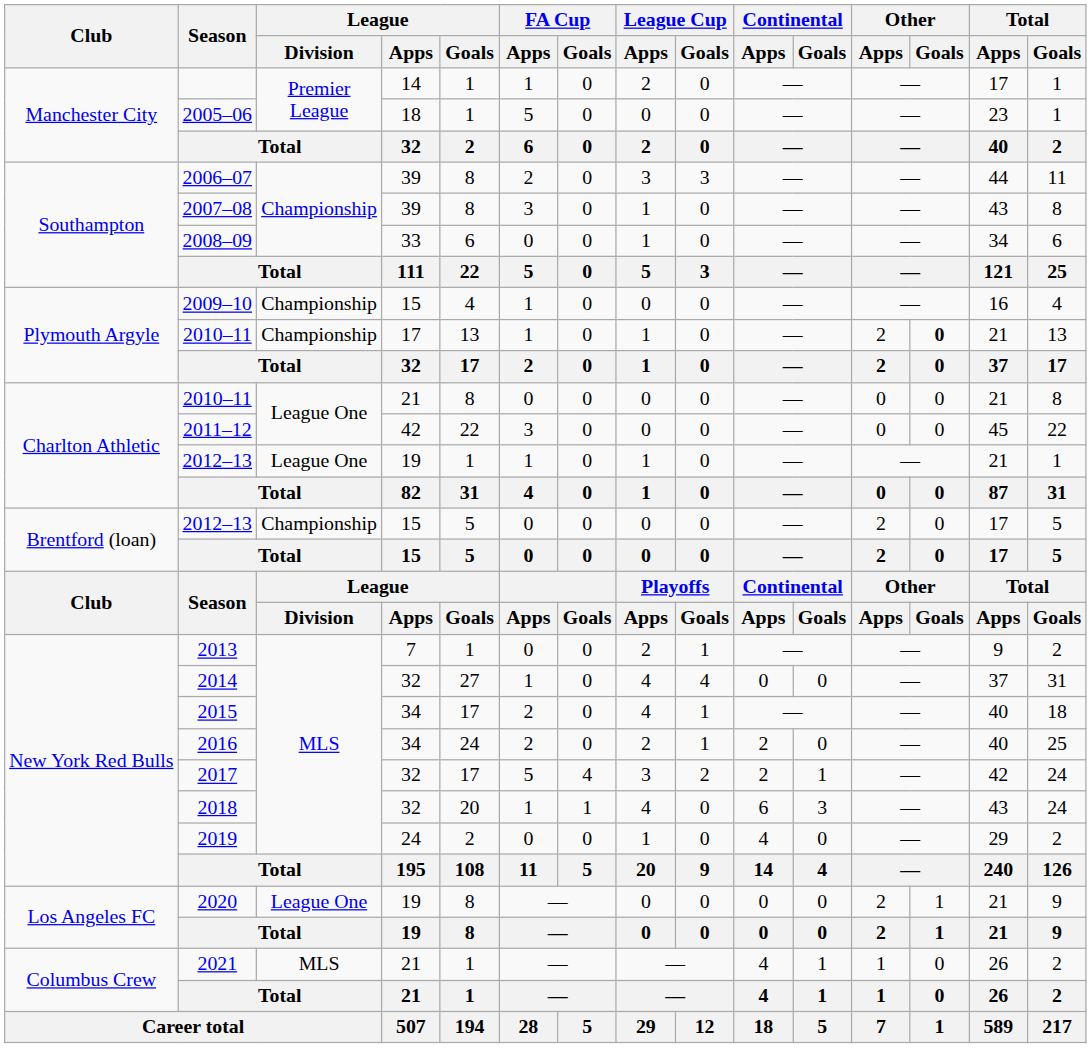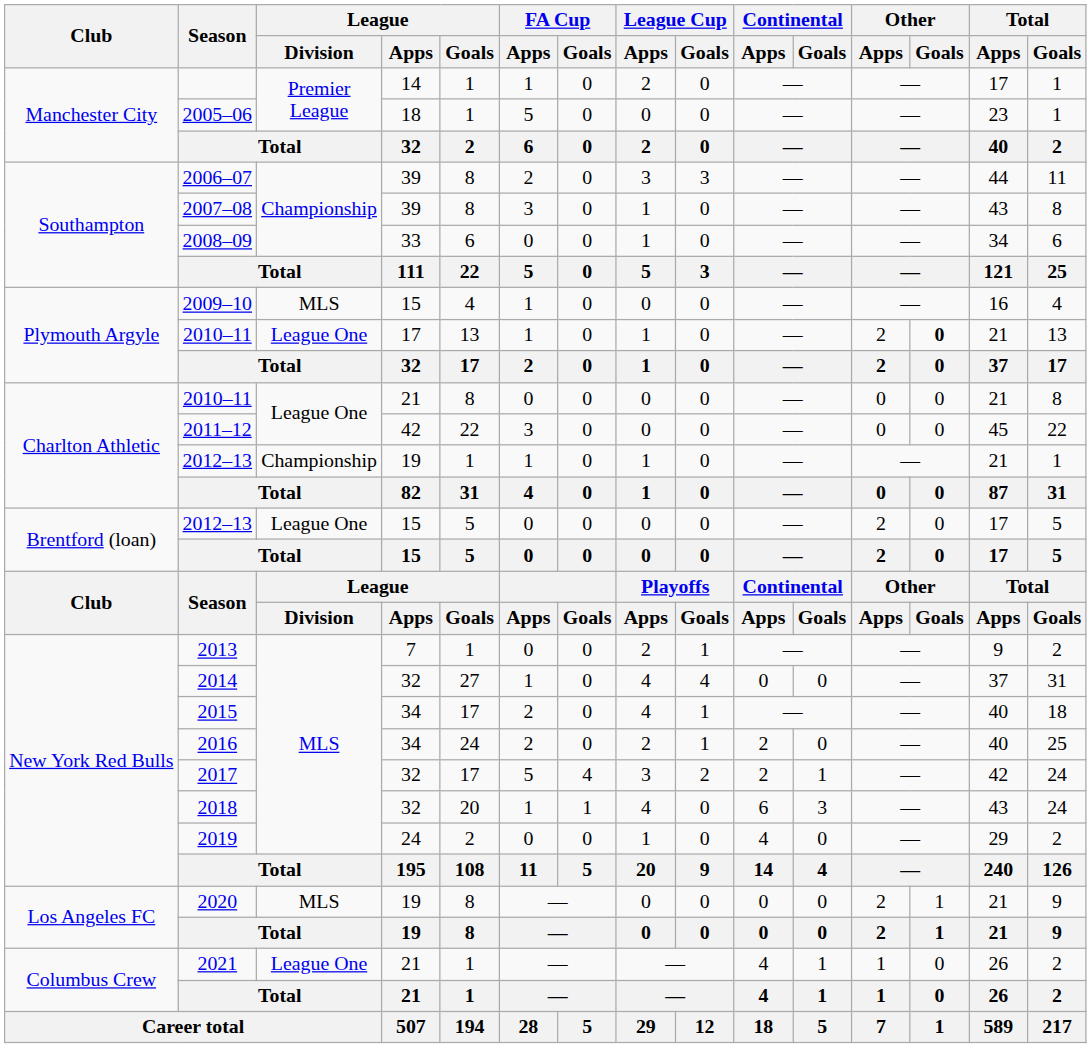(319, 303) Championship -> (319, 303) MLS
(319, 334) Championship -> (319, 334) League One
(319, 460) League One -> (319, 460) Championship
(319, 523) Championship -> (319, 523) League One
(319, 901) League One -> (319, 901) MLS
(319, 964) MLS -> (319, 964) League One
